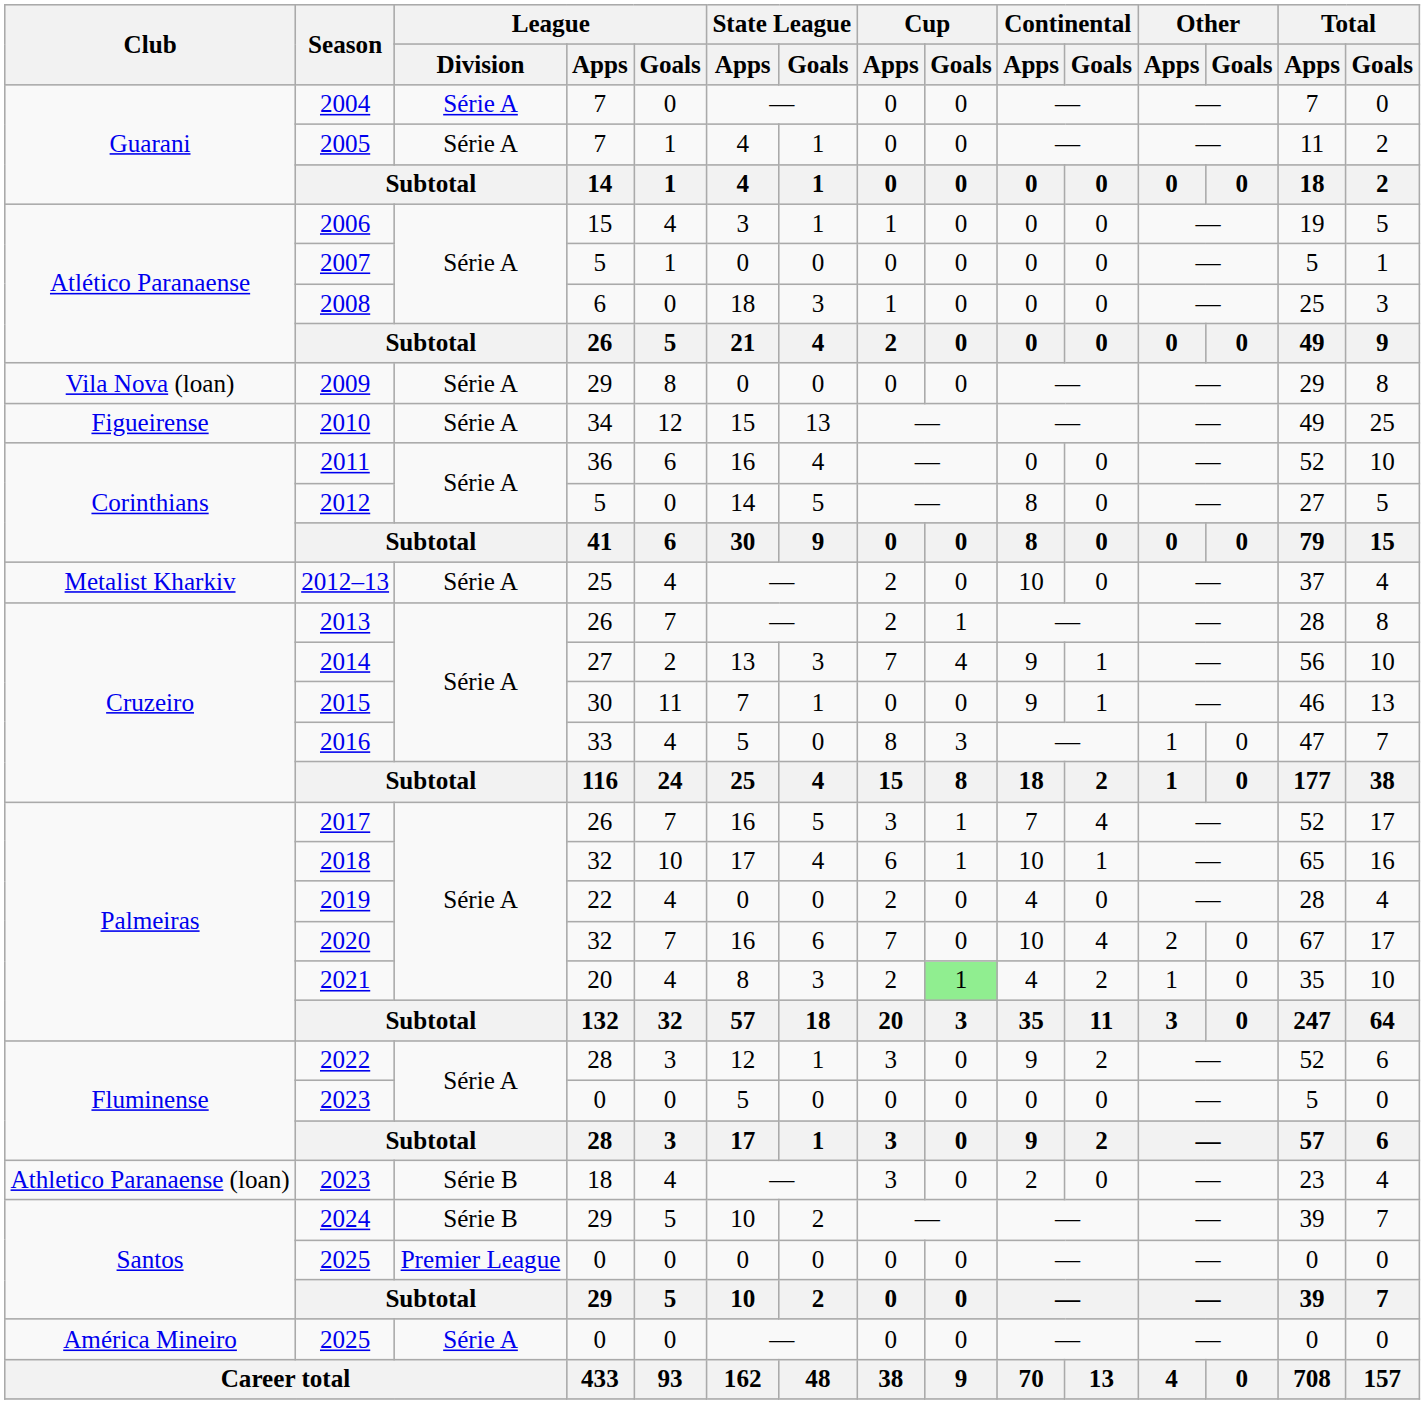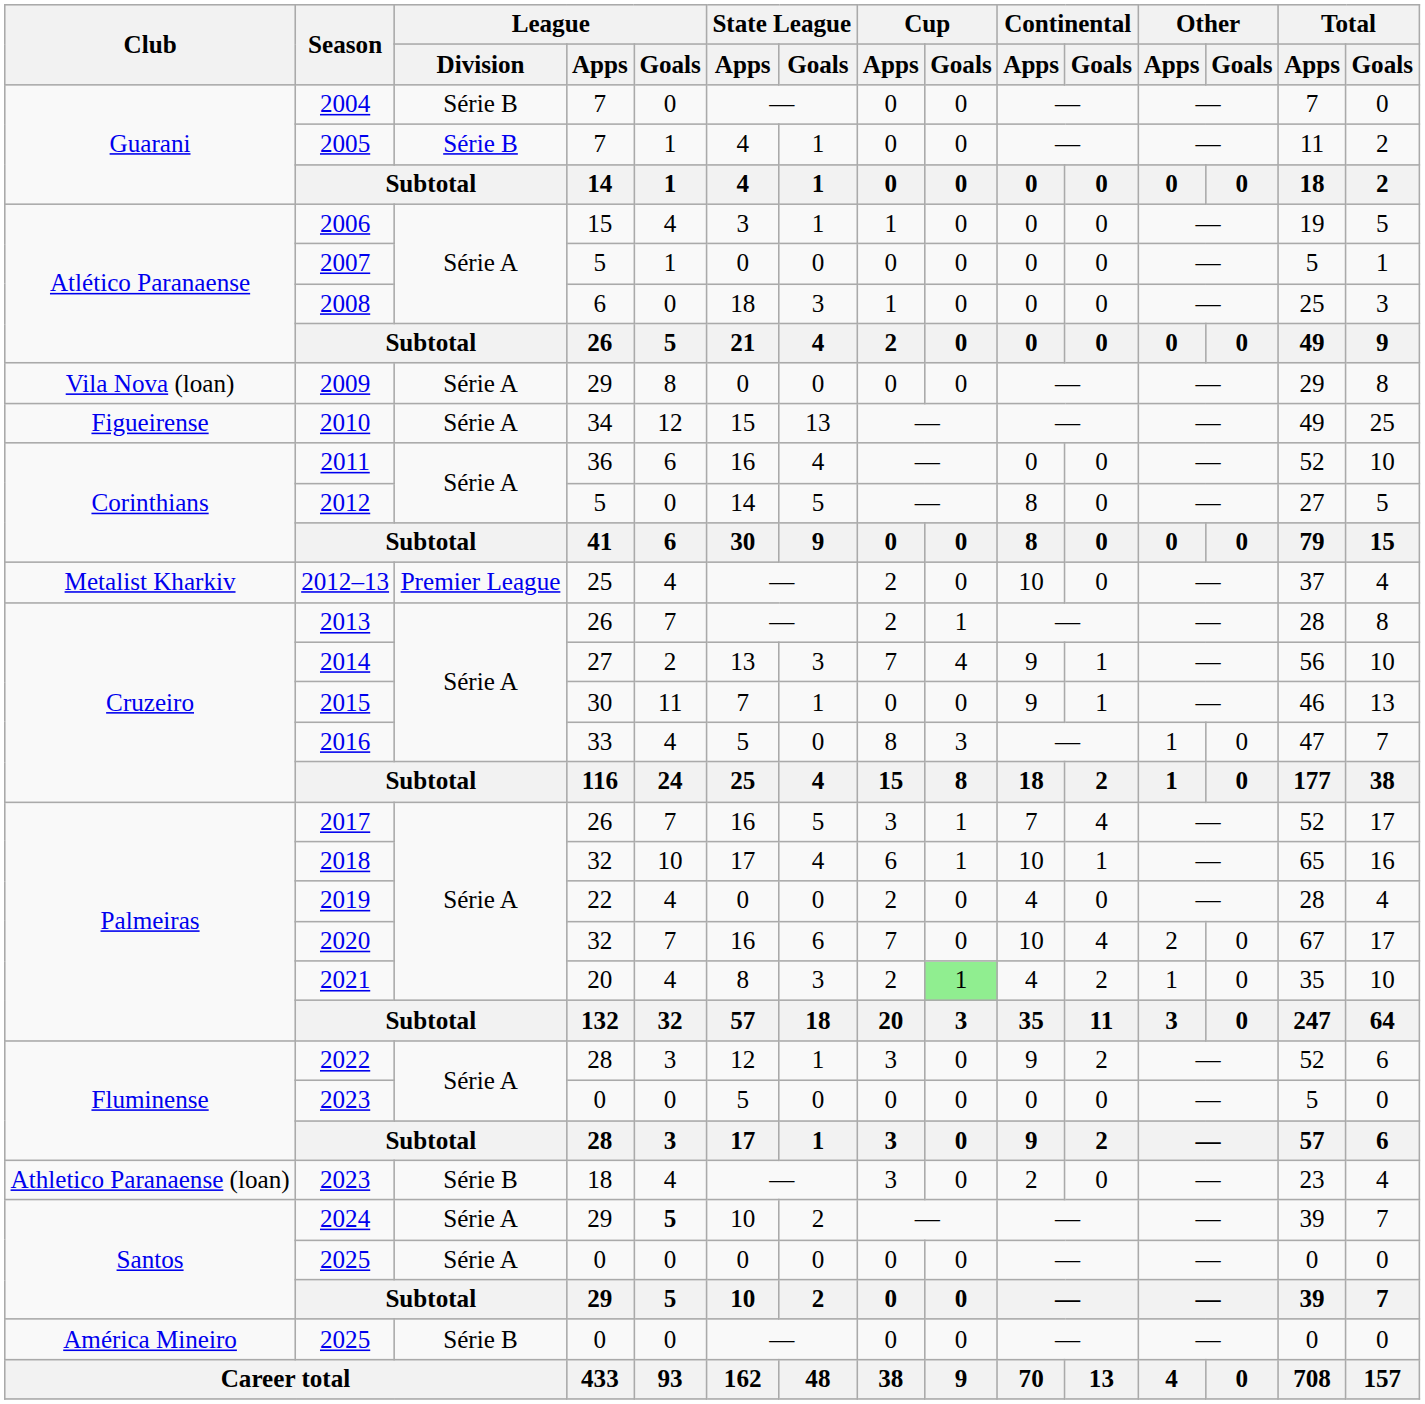(481, 104) Série A -> (481, 104) Série B
(481, 143) Série A -> (481, 143) Série B
(481, 582) Série A -> (481, 582) Premier League
(481, 1219) Série B -> (481, 1219) Série A
(670, 1219) normal -> (670, 1219) bold
(481, 1259) Premier League -> (481, 1259) Série A
(481, 1339) Série A -> (481, 1339) Série B
